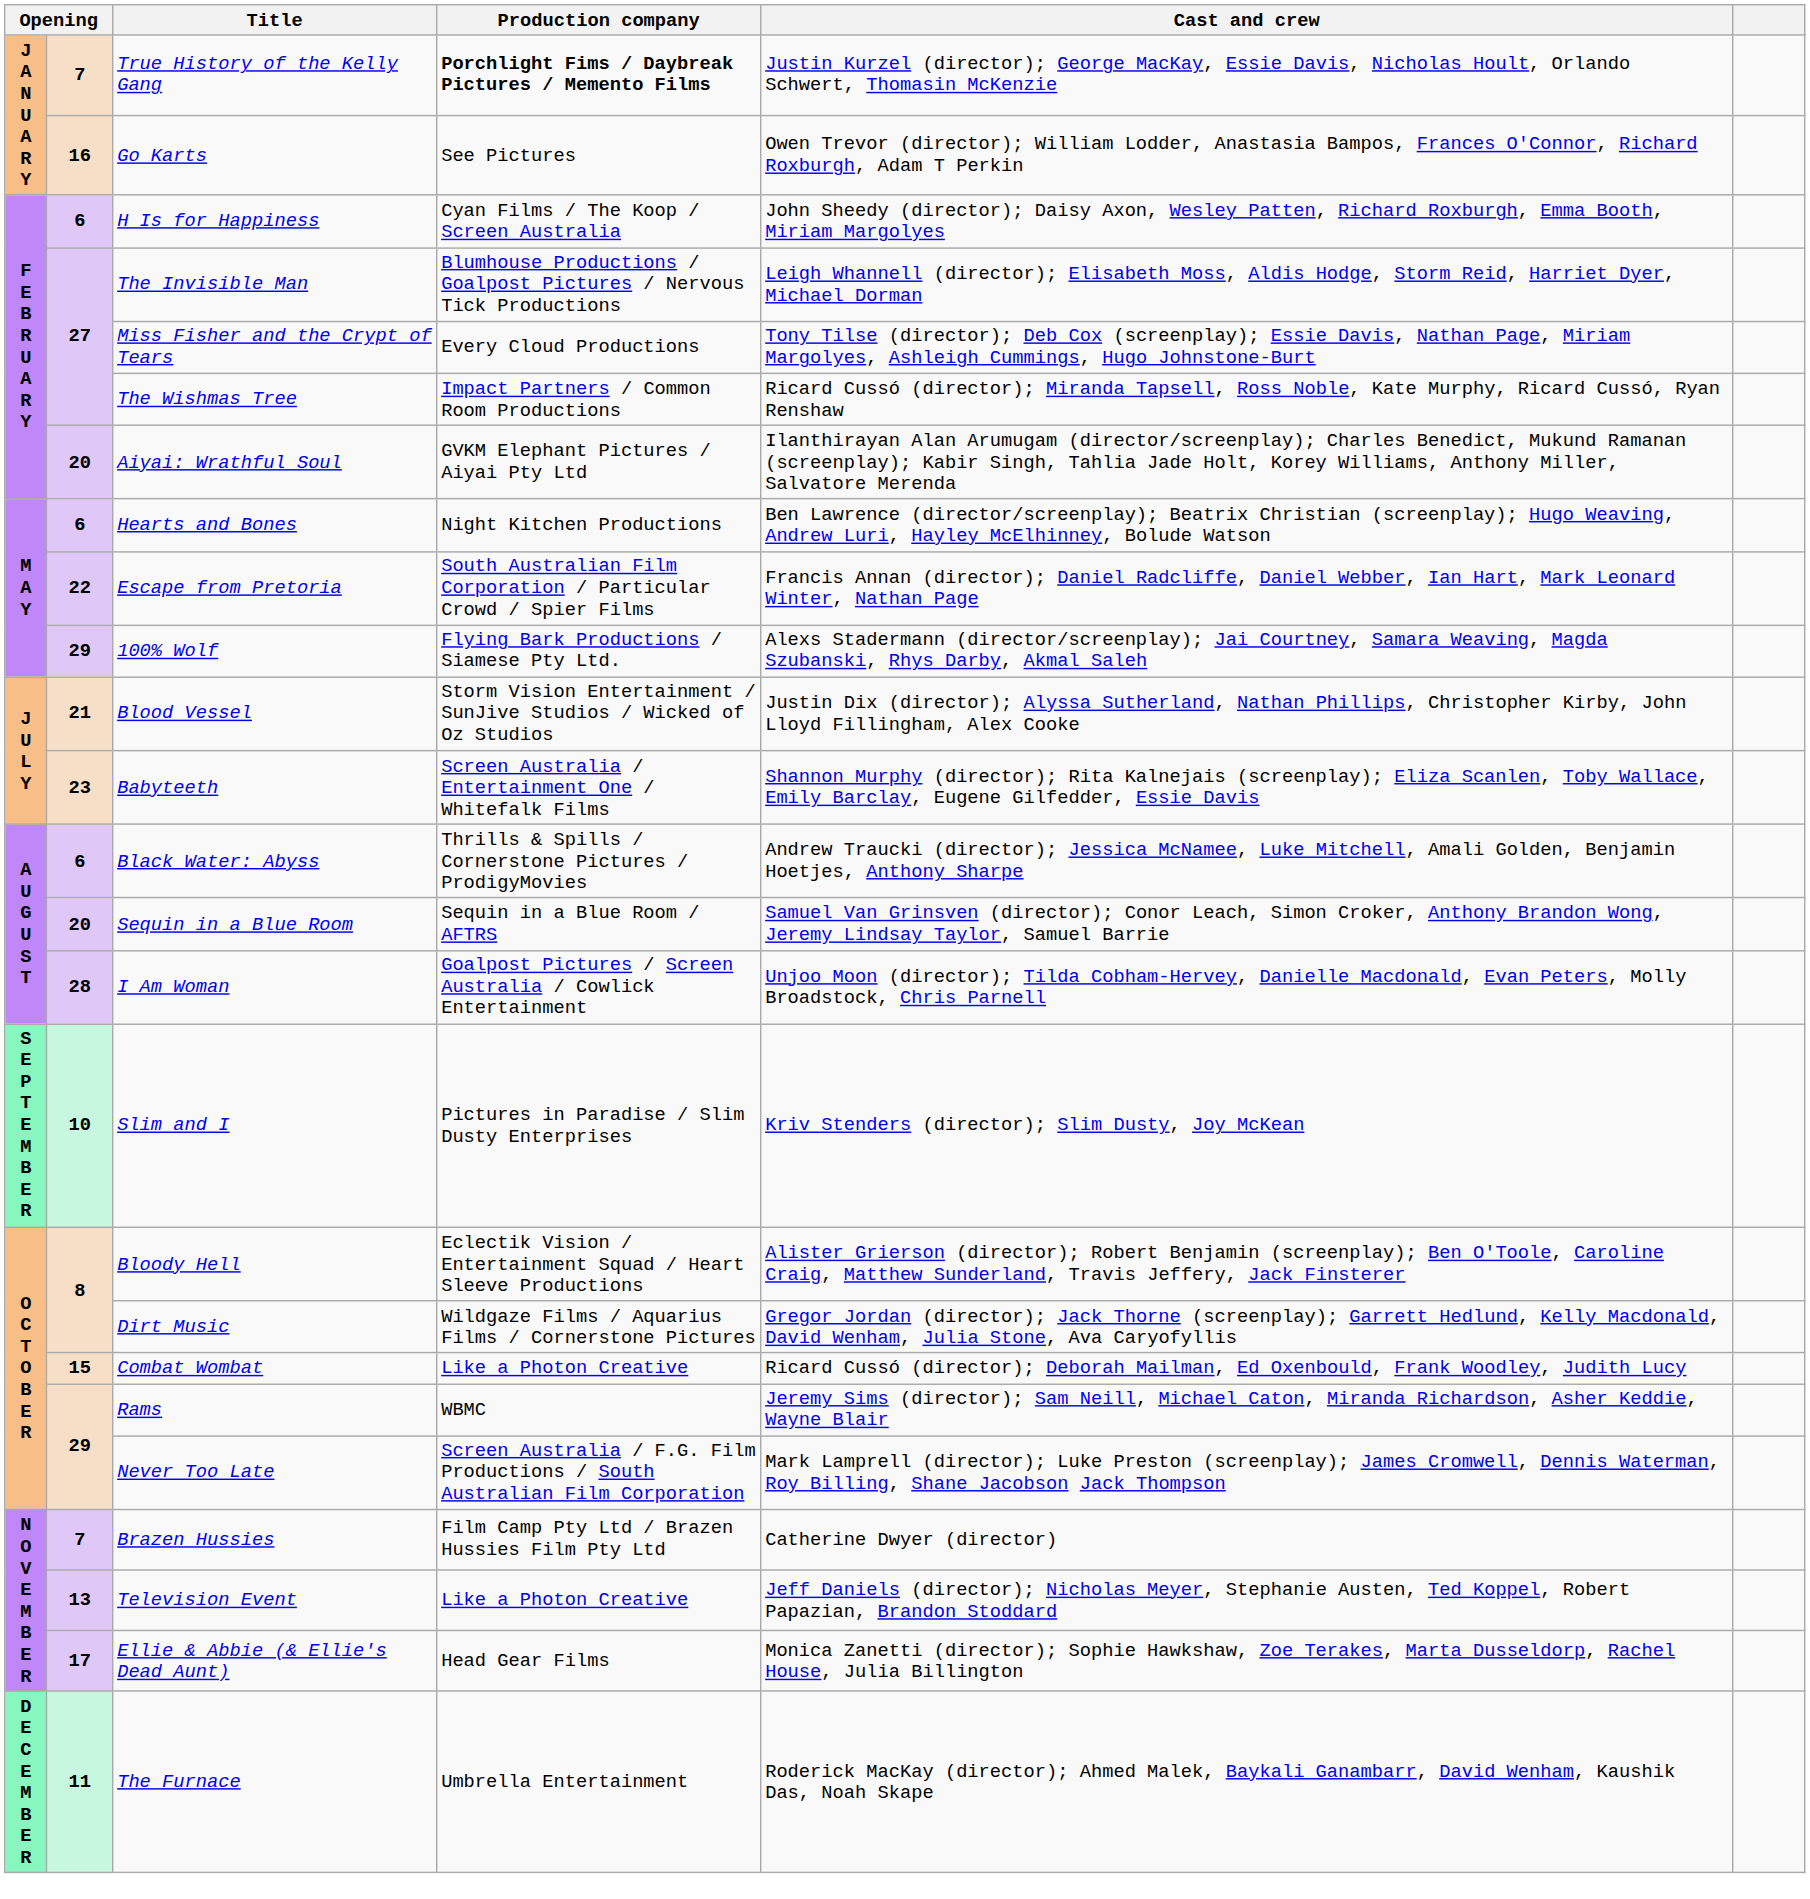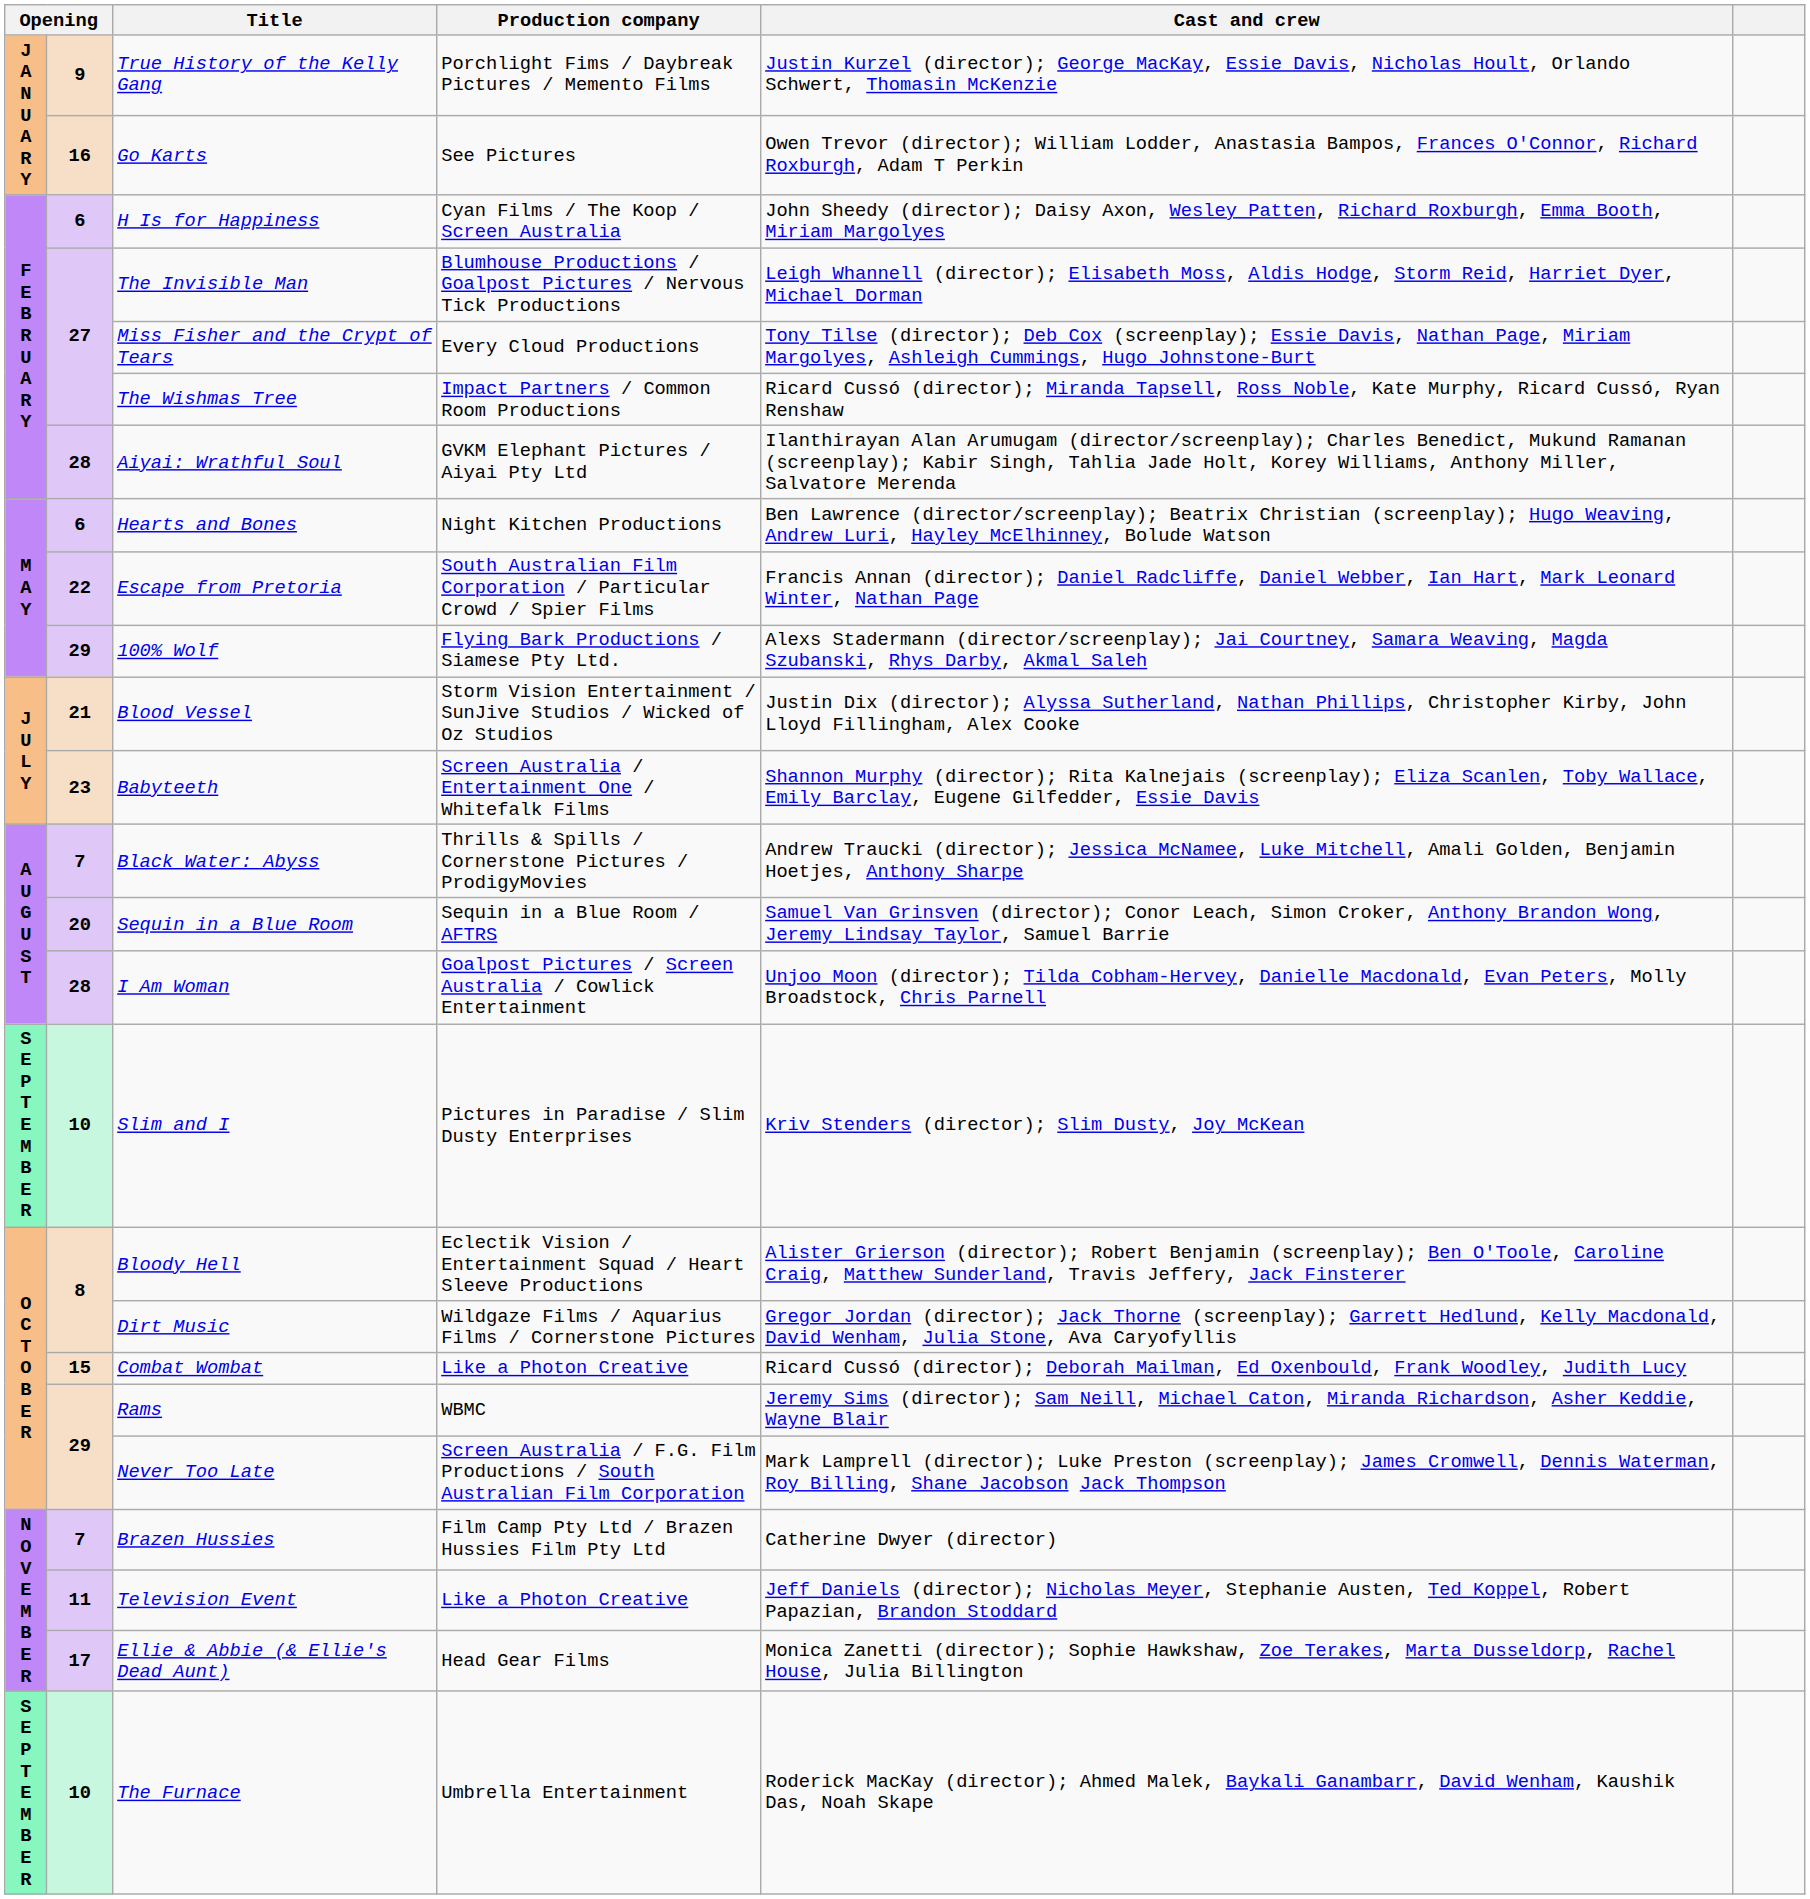(80, 75) 7 -> (80, 75) 9
(587, 75) bold -> (587, 75) normal
(80, 462) 20 -> (80, 462) 28
(80, 861) 6 -> (80, 861) 7
(80, 1600) 13 -> (80, 1600) 11
(26, 1782) D E C E M B E R -> (26, 1793) S E P T E M B E R
(80, 1782) 11 -> (80, 1793) 10
